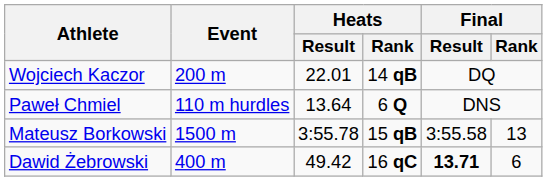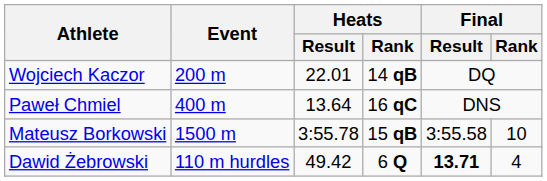(232, 105) 110 m hurdles -> (200, 105) 400 m
(392, 105) 6 Q -> (392, 105) 16 qC
(516, 133) 13 -> (516, 133) 10
(200, 162) 400 m -> (232, 162) 110 m hurdles
(392, 162) 16 qC -> (392, 162) 6 Q
(516, 162) 6 -> (516, 162) 4
